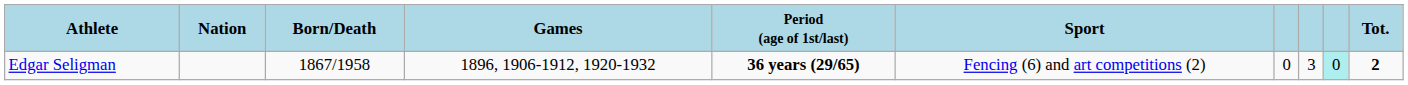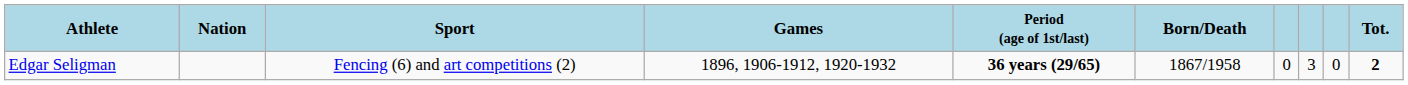columns swapped: (334, 27) <-> (1085, 27)
(1336, 65) paleturquoise background -> (1336, 65) no background
